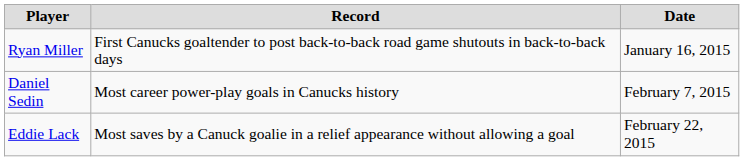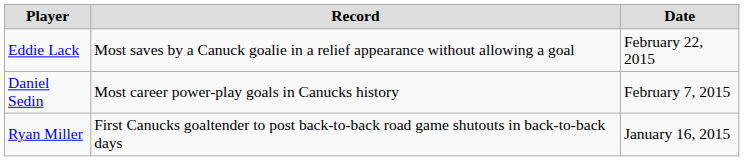rows swapped: (45, 50) <-> (44, 134)
